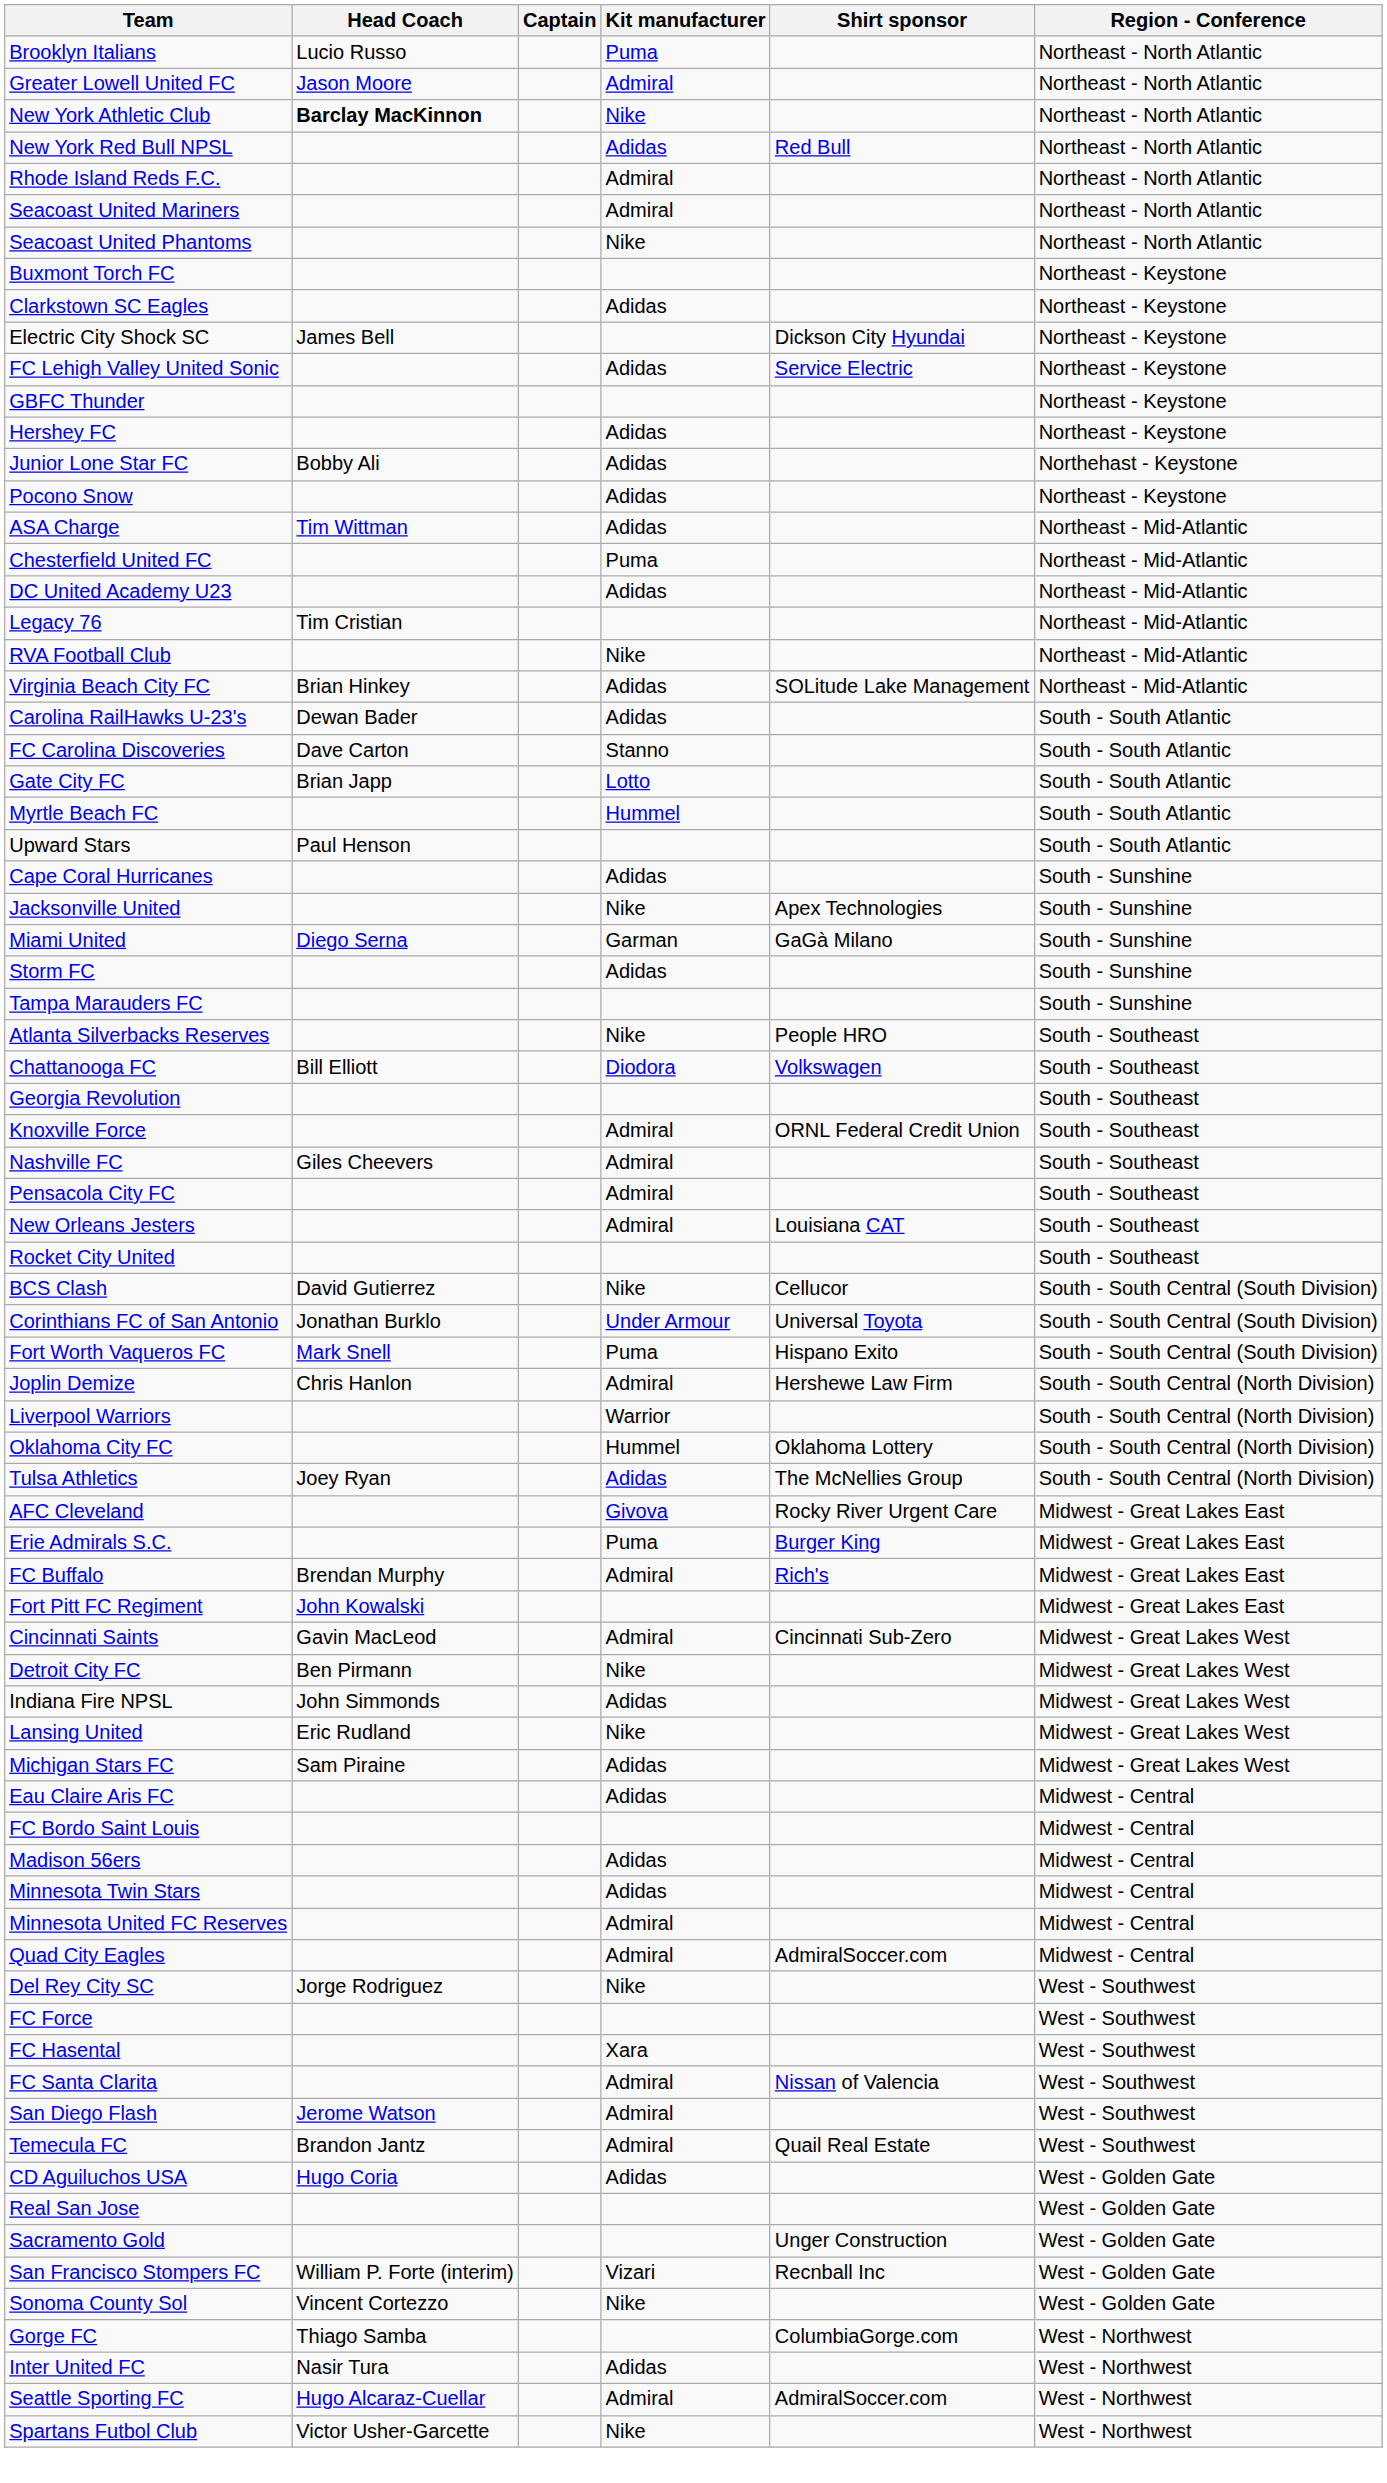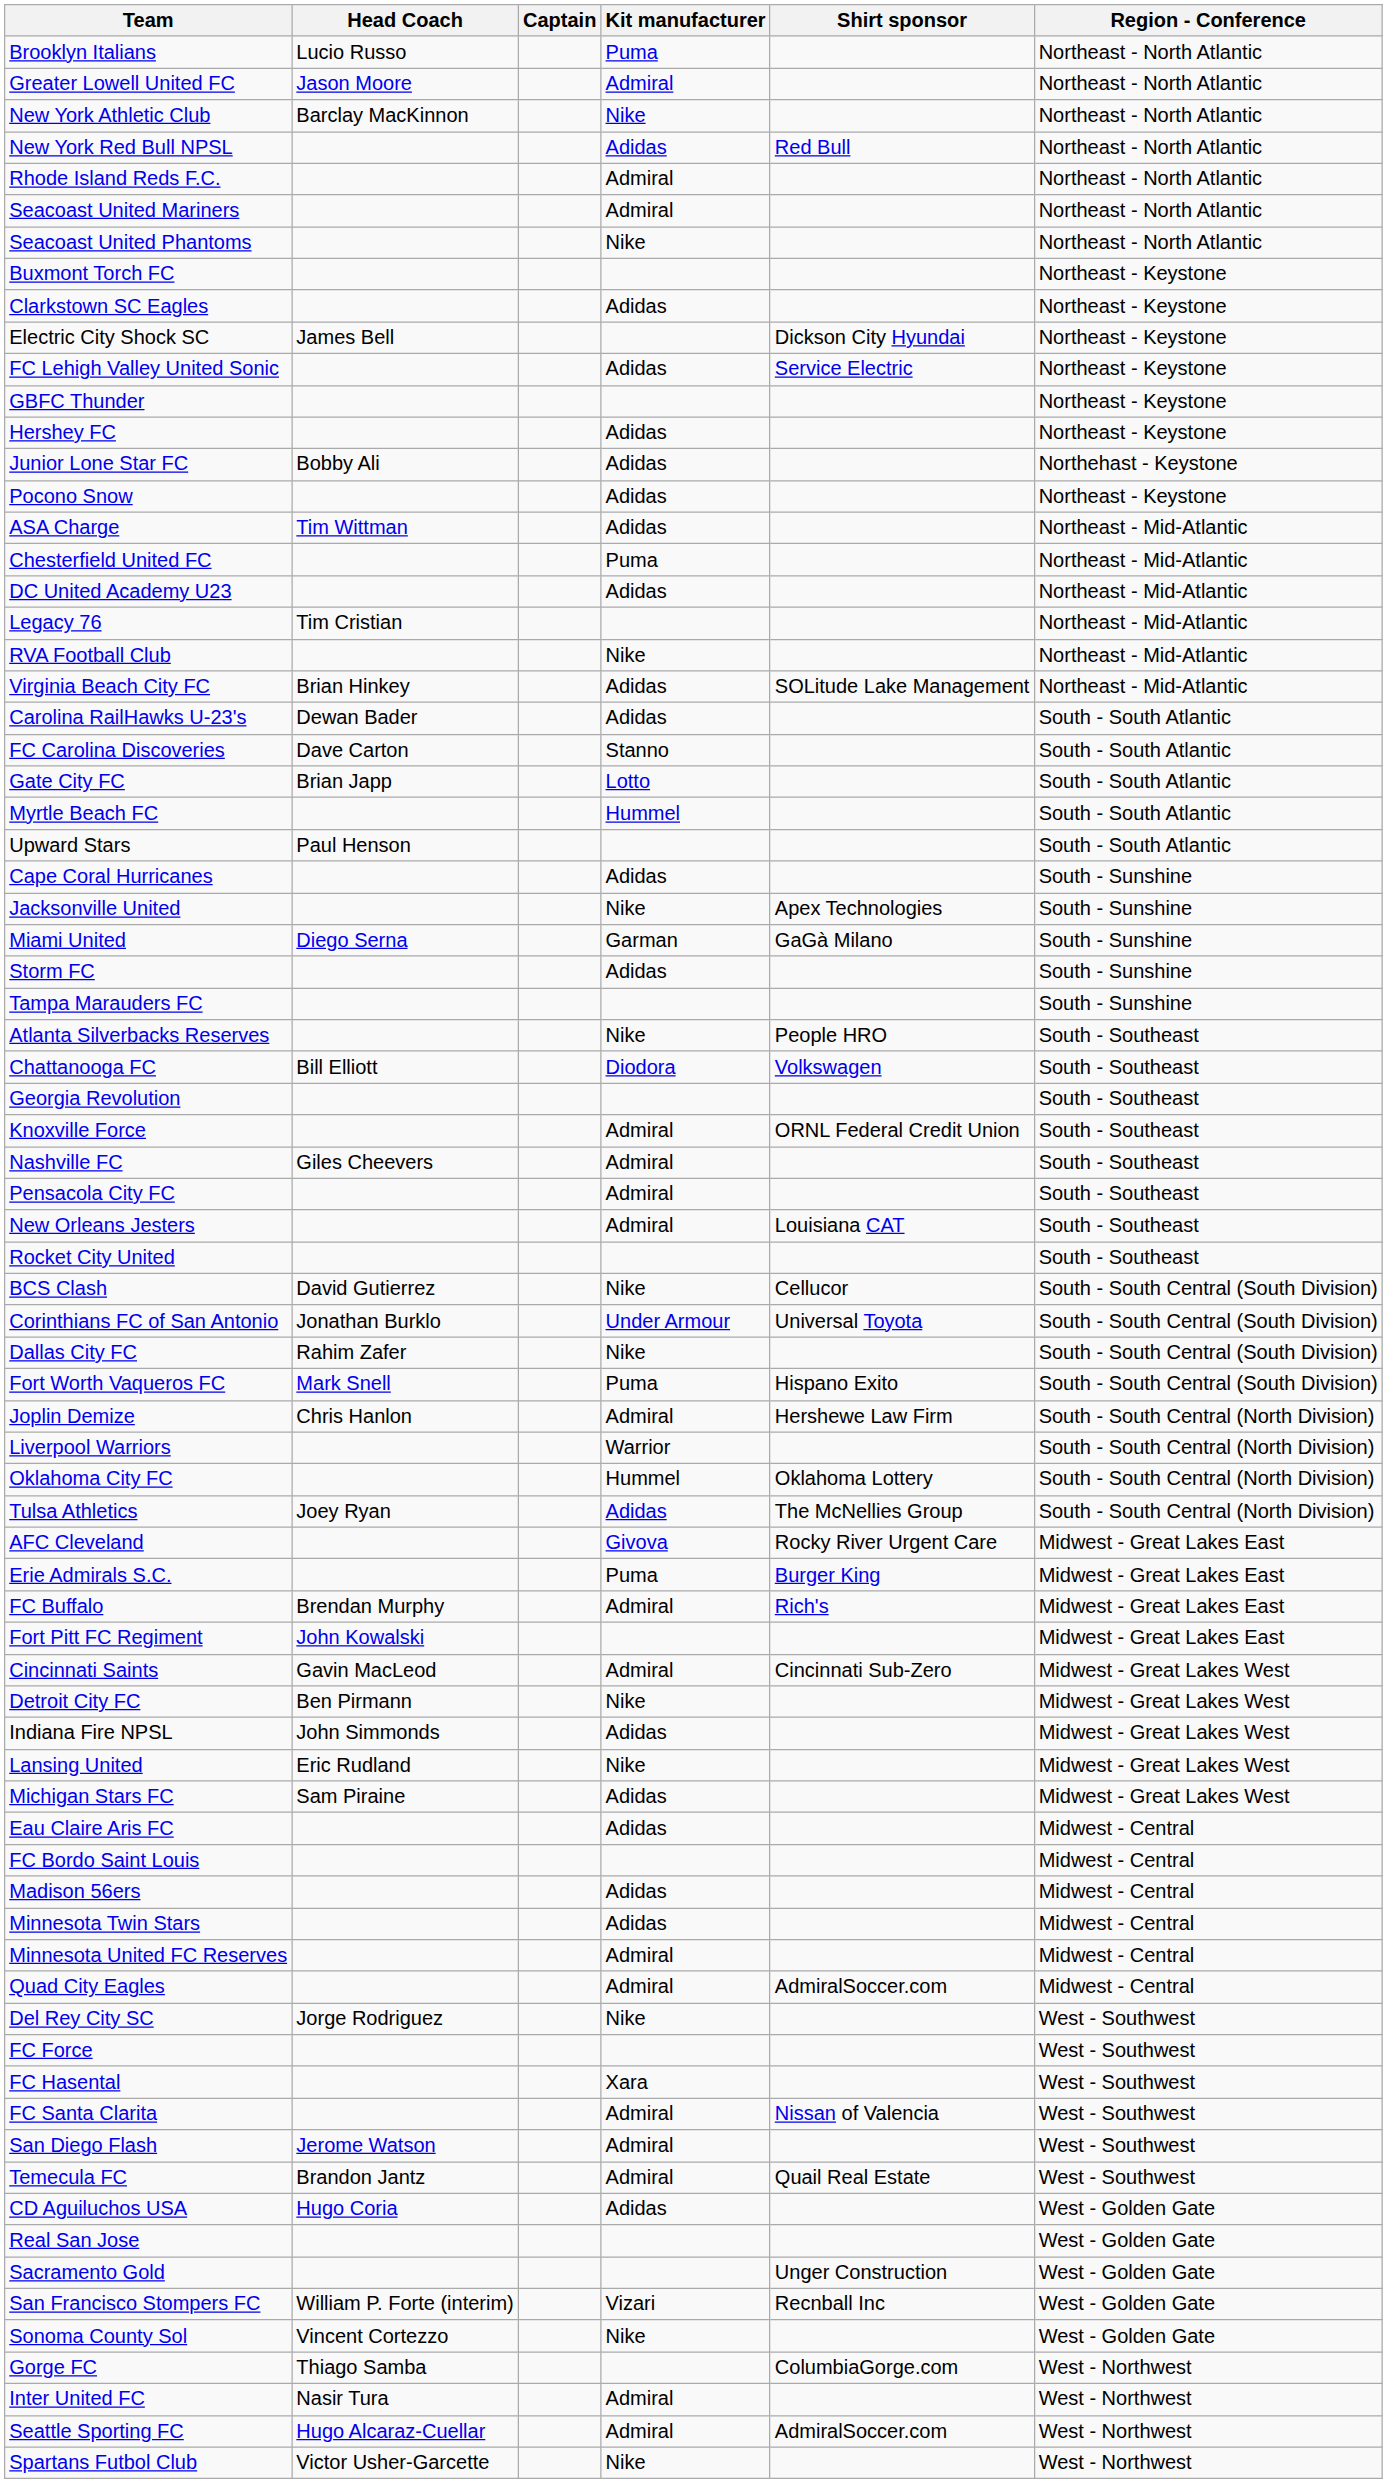(389, 115) bold -> (382, 115) normal
+ row: (73, 1352)
(636, 2367) Adidas -> (639, 2399) Admiral
